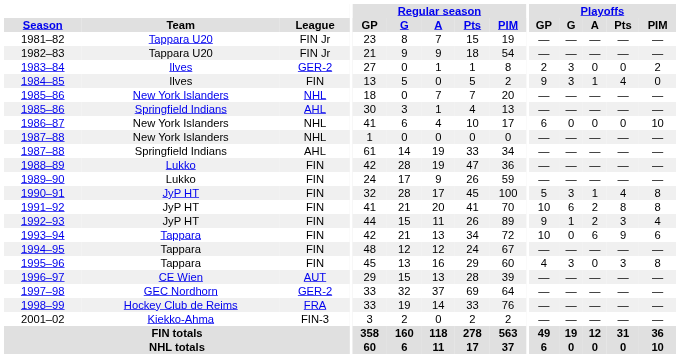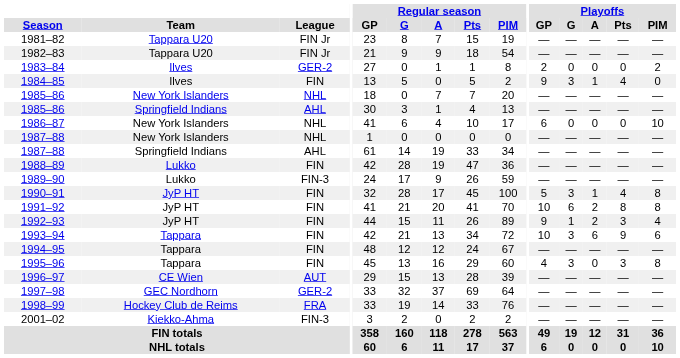(571, 67) 3 -> (571, 67) 0
(315, 179) FIN -> (315, 179) FIN-3
(571, 235) 0 -> (571, 235) 3
